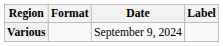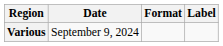columns swapped: (138, 13) <-> (70, 13)
